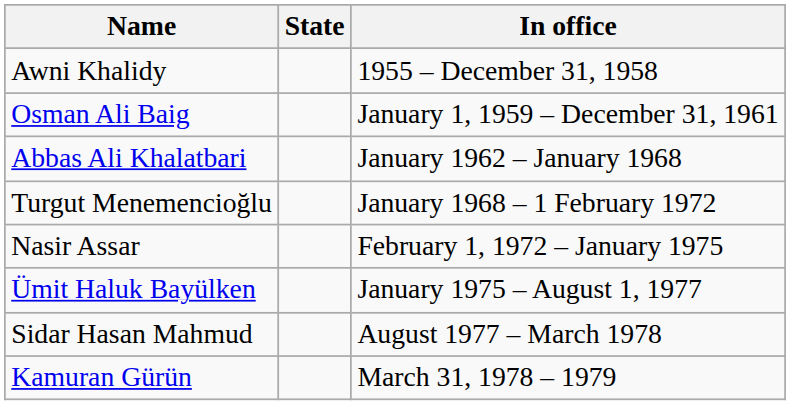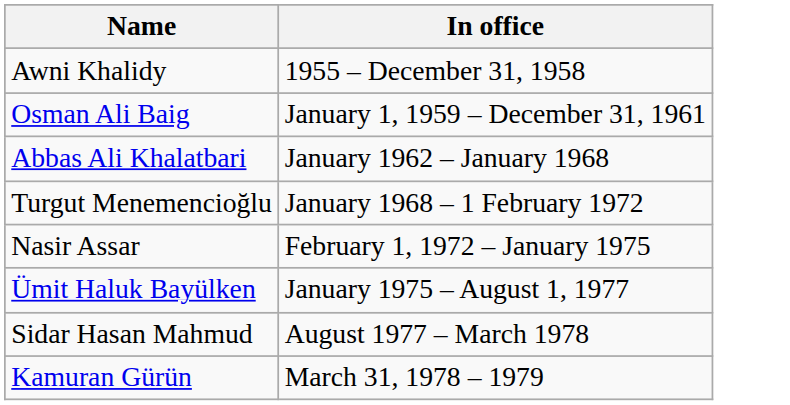- column: (315, 26)
